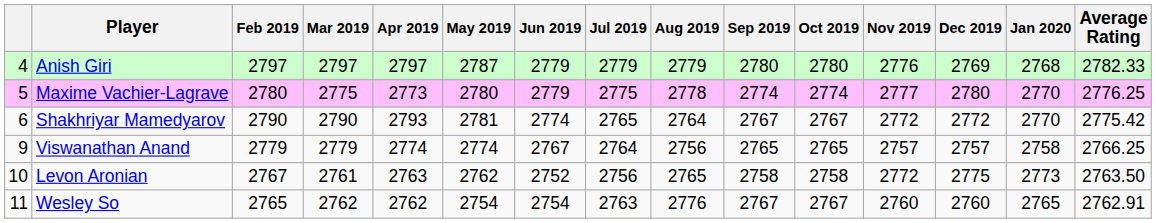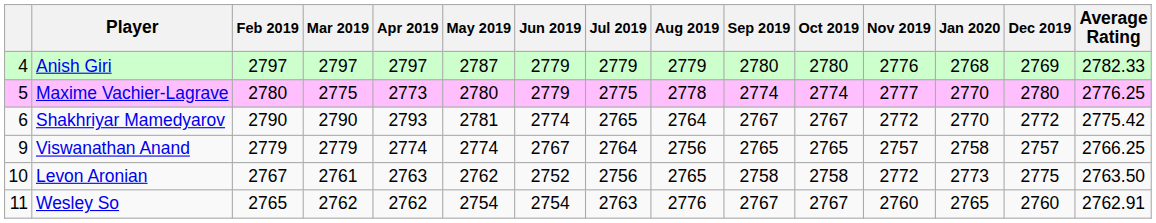columns swapped: (970, 29) <-> (1041, 29)
